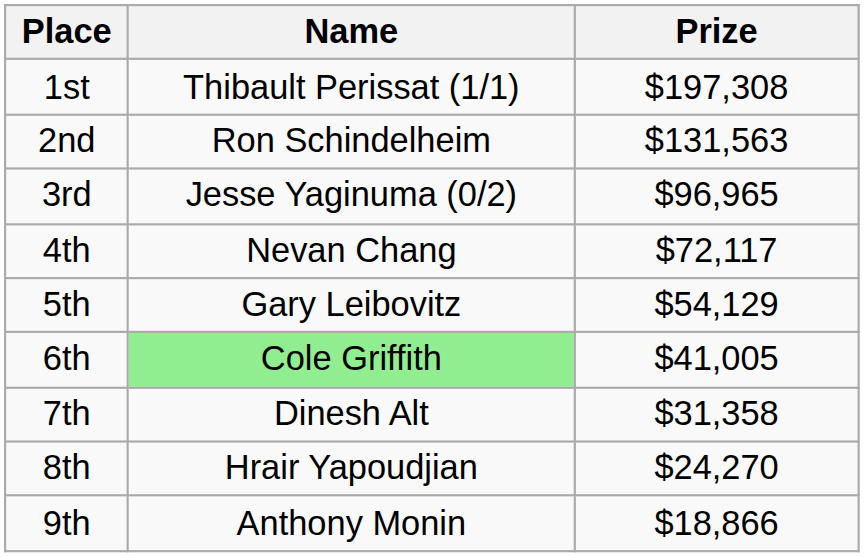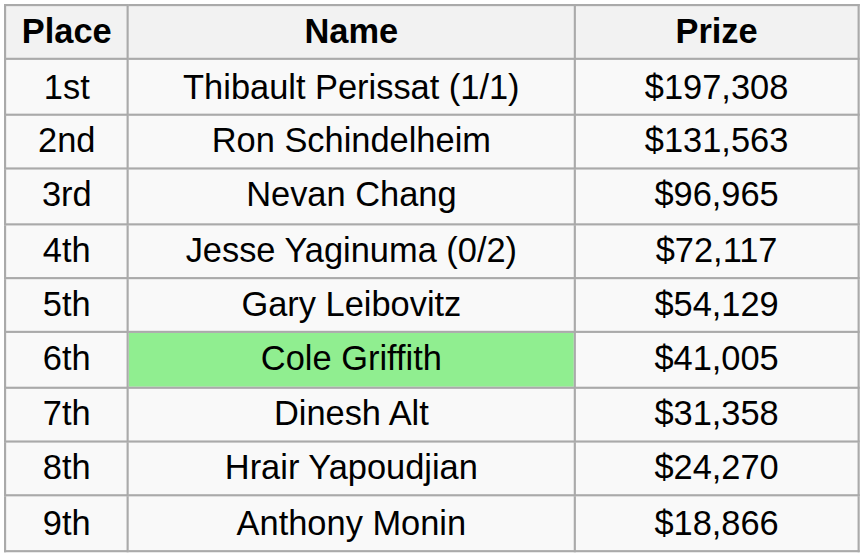(351, 195) Jesse Yaginuma (0/2) -> (351, 195) Nevan Chang
(351, 250) Nevan Chang -> (351, 250) Jesse Yaginuma (0/2)
